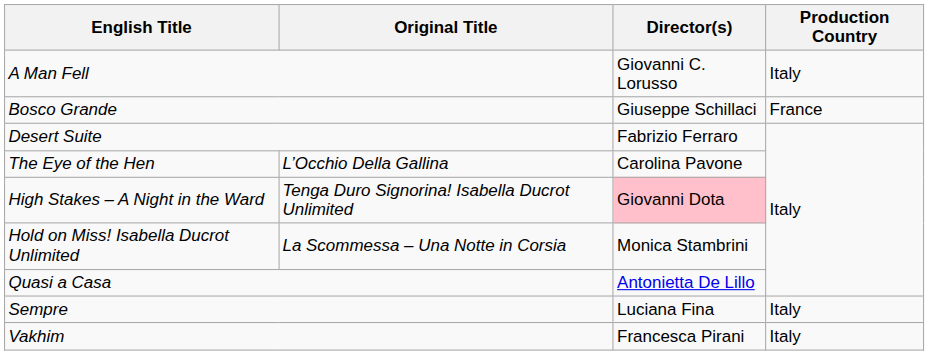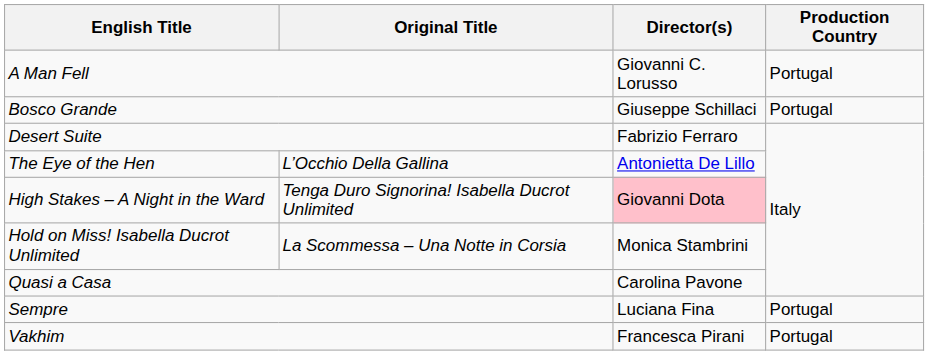(785, 73) Italy -> (801, 73) Portugal
(796, 109) France -> (801, 109) Portugal
(680, 163) Carolina Pavone -> (686, 163) Antonietta De Lillo
(686, 282) Antonietta De Lillo -> (680, 282) Carolina Pavone
(785, 309) Italy -> (801, 309) Portugal
(785, 336) Italy -> (801, 336) Portugal
